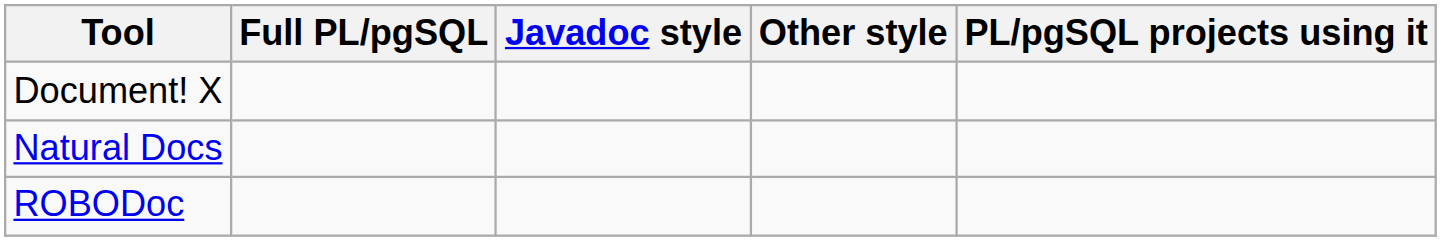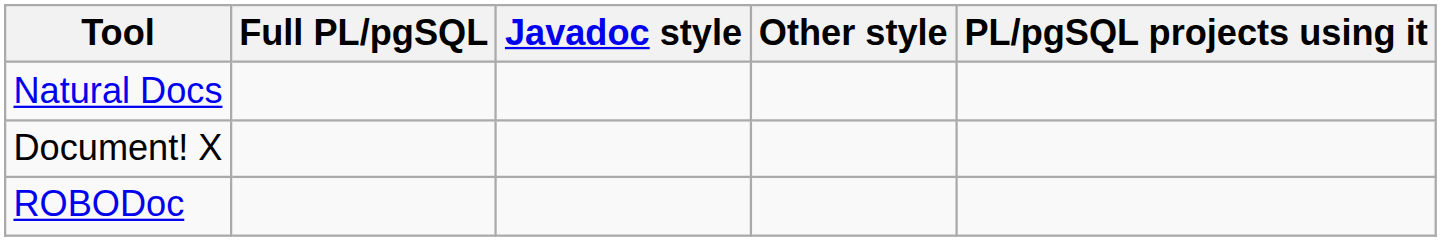rows swapped: (118, 90) <-> (118, 147)
